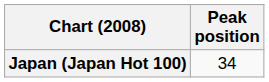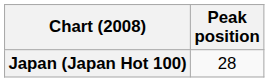(227, 63) 34 -> (227, 63) 28
